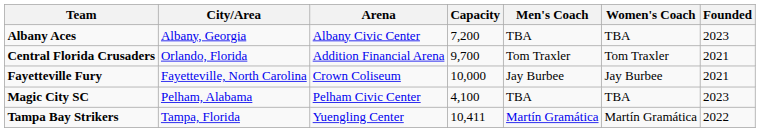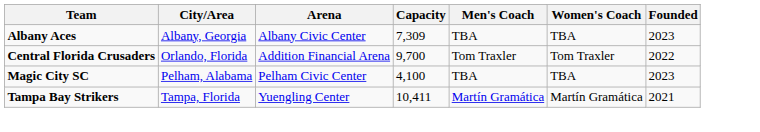(465, 35) 7,200 -> (411, 35) 7,309
(716, 55) 2021 -> (662, 55) 2022
- row: (55, 76)
(716, 117) 2022 -> (662, 96) 2021
